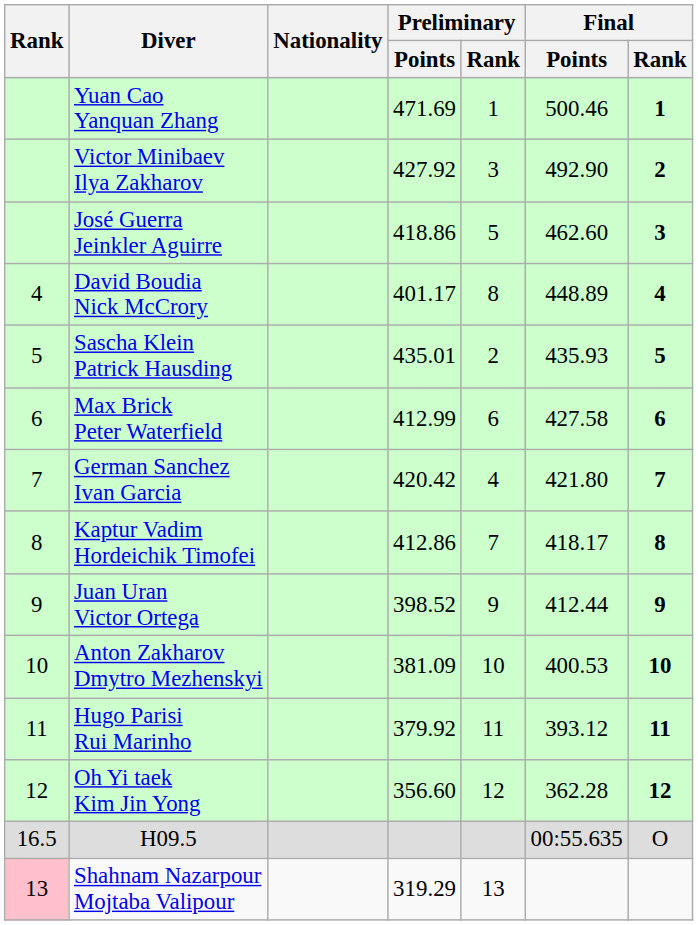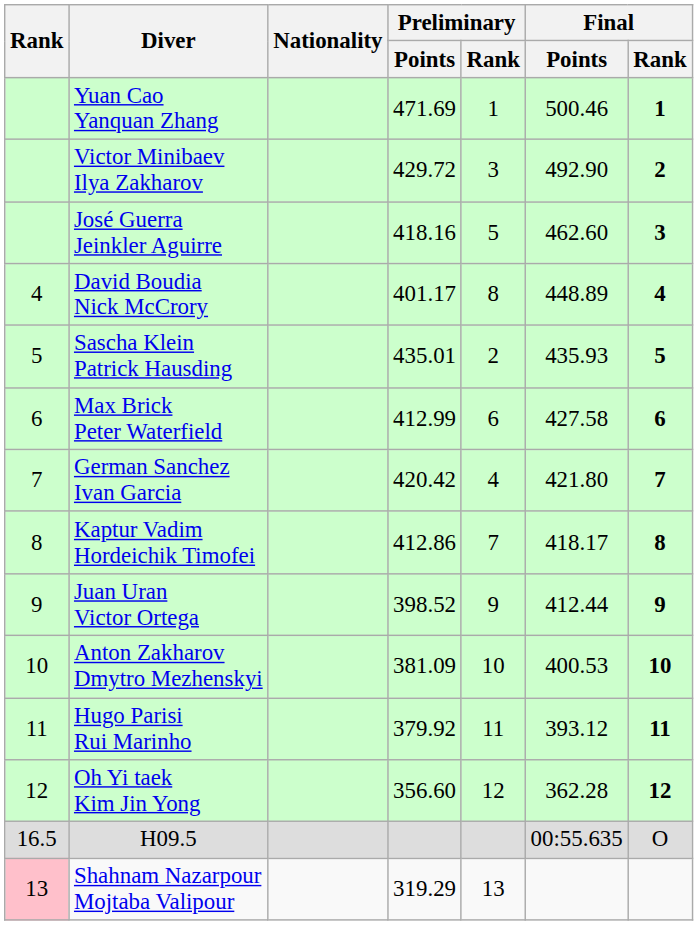(425, 170) 427.92 -> (425, 170) 429.72
(425, 232) 418.86 -> (425, 232) 418.16
